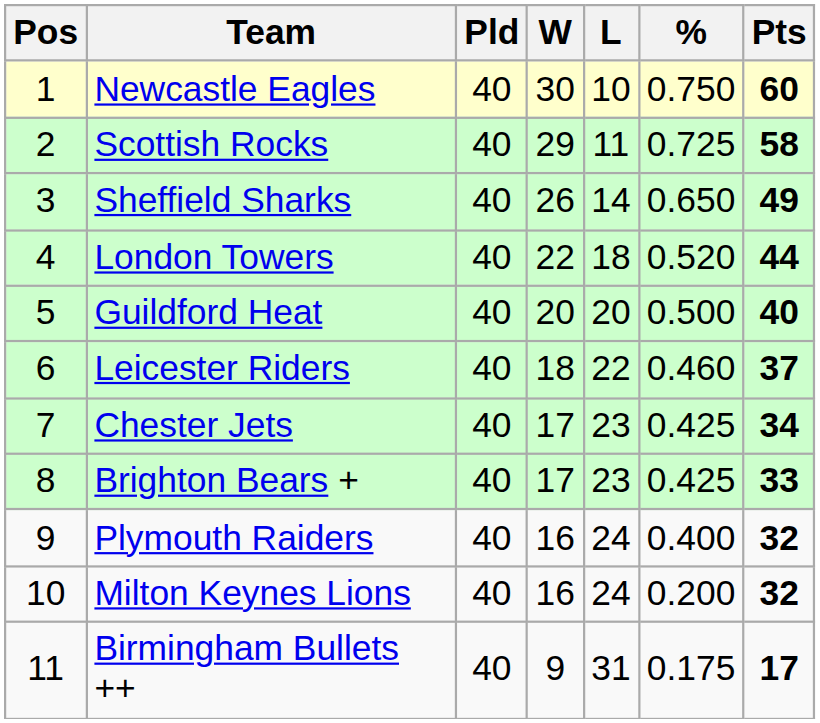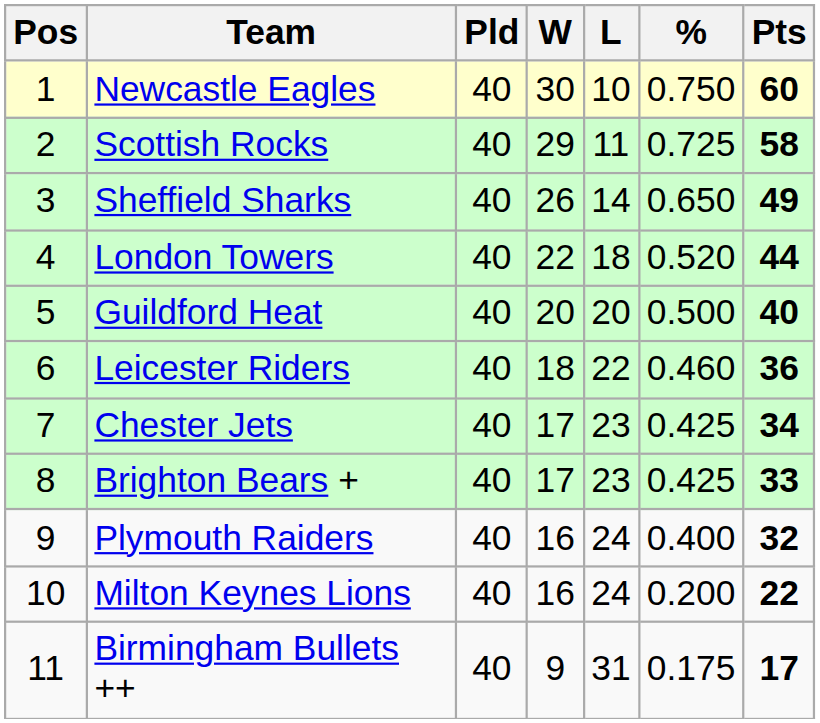(779, 369) 37 -> (779, 369) 36
(779, 593) 32 -> (779, 593) 22
